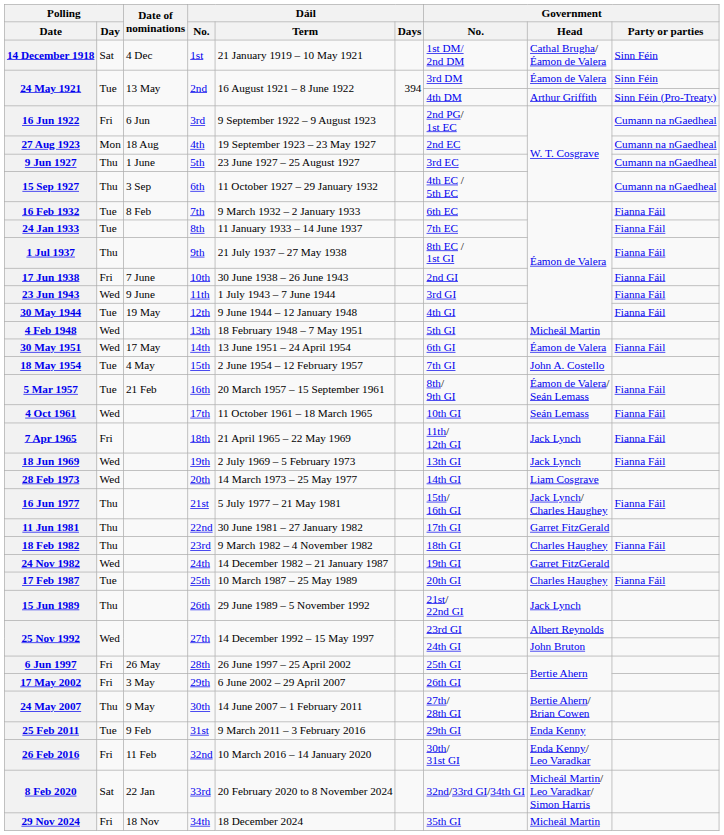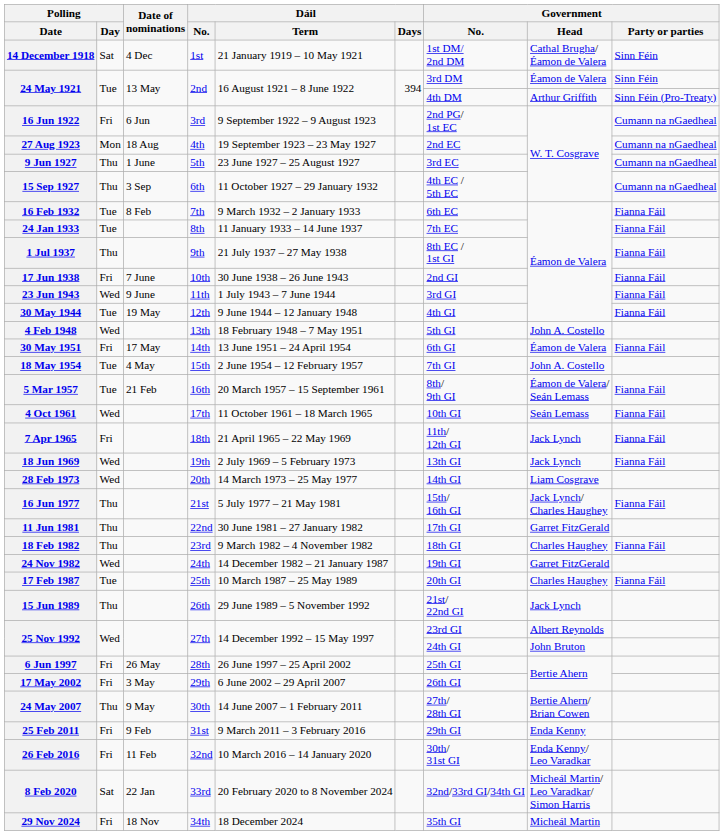(565, 330) Micheál Martin -> (567, 330) John A. Costello
(110, 347) Wed -> (106, 347) Fri
(108, 730) Tue -> (106, 730) Fri
